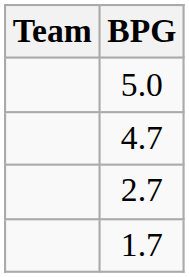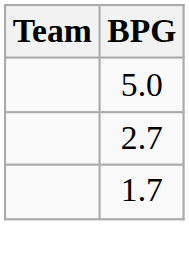- row: (142, 137)
